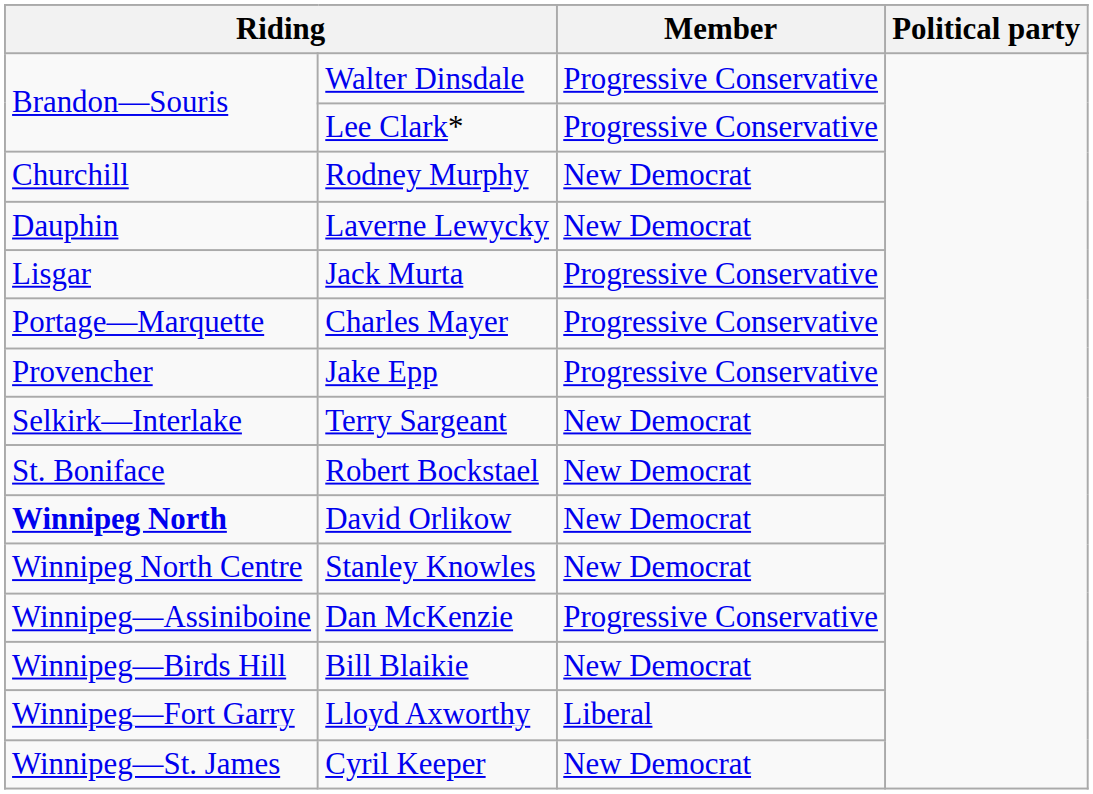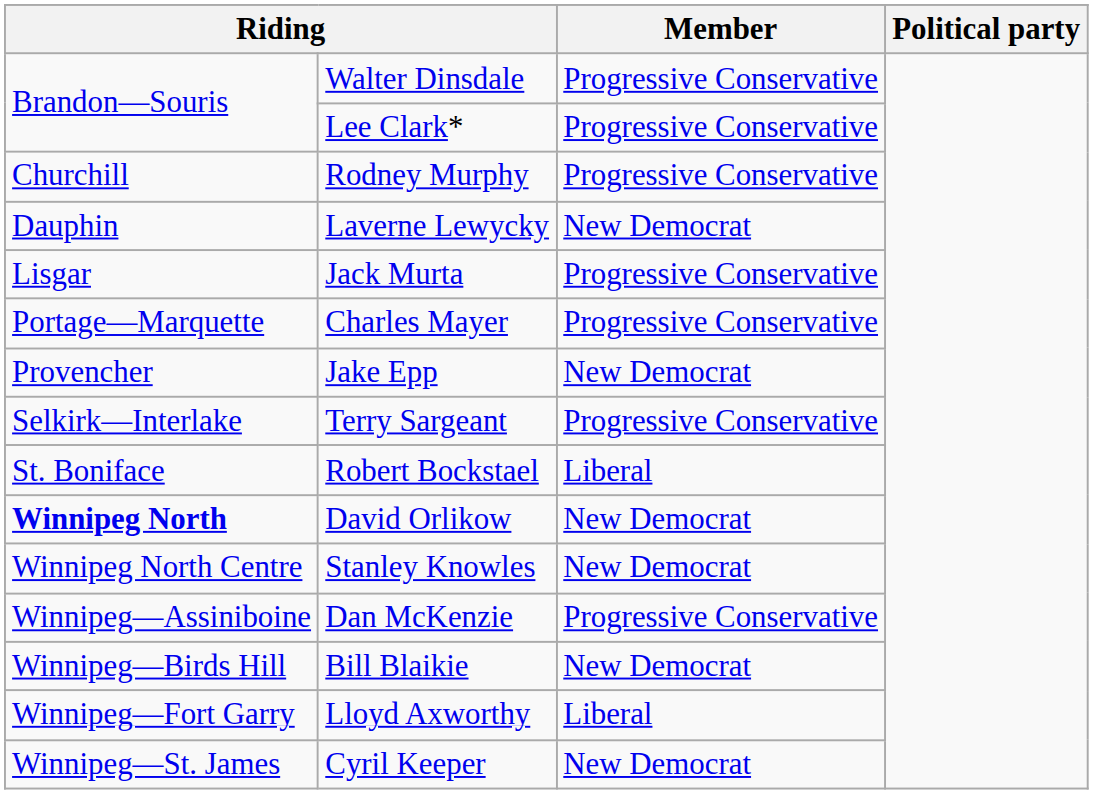(657, 175) New Democrat -> (721, 175) Progressive Conservative
(721, 371) Progressive Conservative -> (657, 371) New Democrat
(657, 420) New Democrat -> (721, 420) Progressive Conservative
(657, 469) New Democrat -> (608, 469) Liberal
